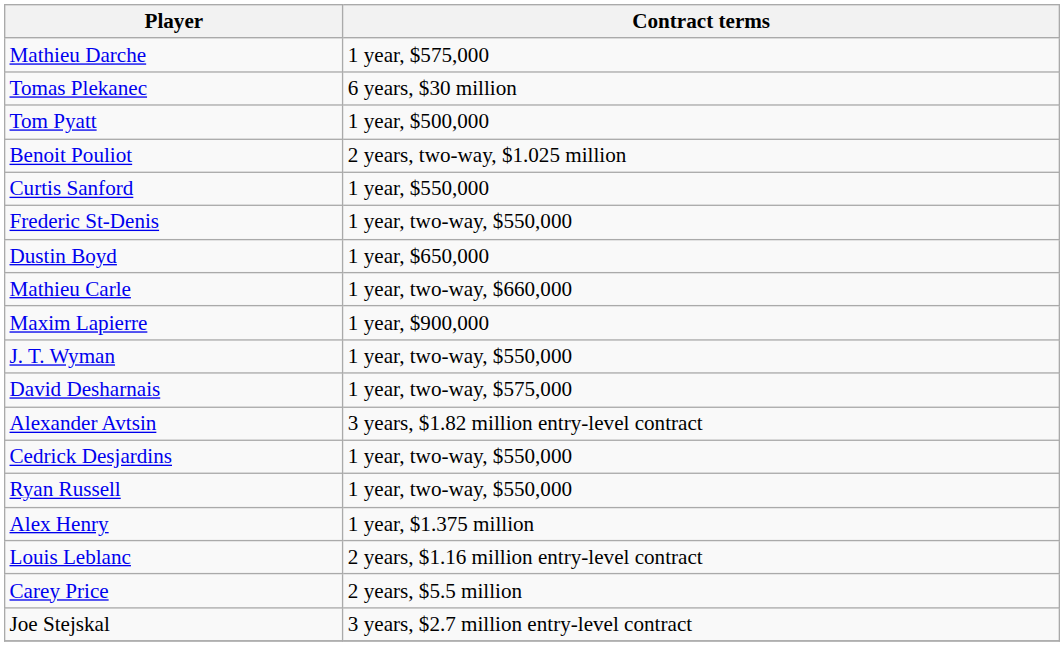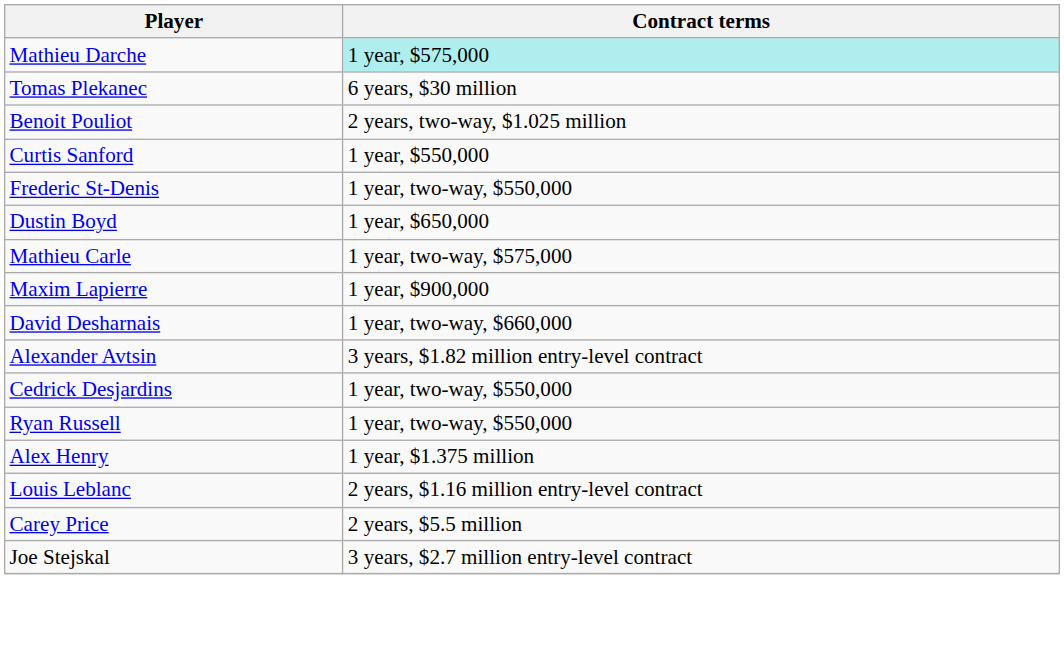(418, 54) no background -> (418, 54) paleturquoise background
- row: (53, 121)
(460, 289) 1 year, two-way, $660,000 -> (460, 255) 1 year, two-way, $575,000
- row: (62, 356)
(460, 389) 1 year, two-way, $575,000 -> (460, 322) 1 year, two-way, $660,000
